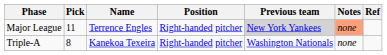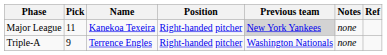(120, 27) Terrence Engles -> (122, 27) Kanekoa Texeira
(347, 27) lightsalmon background -> (347, 27) no background
(69, 43) 8 -> (69, 43) 9
(122, 43) Kanekoa Texeira -> (120, 43) Terrence Engles
